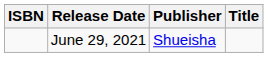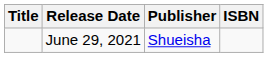columns swapped: (244, 16) <-> (26, 16)
